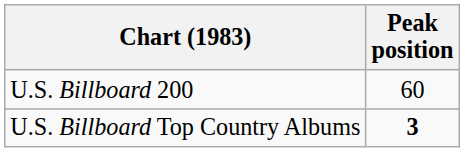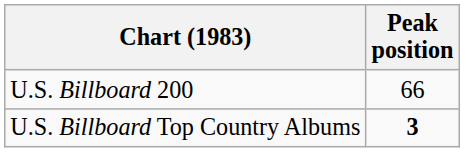(412, 89) 60 -> (412, 89) 66
